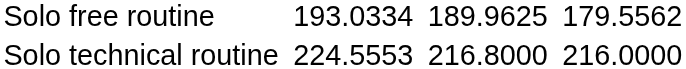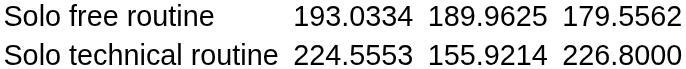(488, 55) 216.8000 -> (488, 55) 155.9214
(622, 55) 216.0000 -> (622, 55) 226.8000
